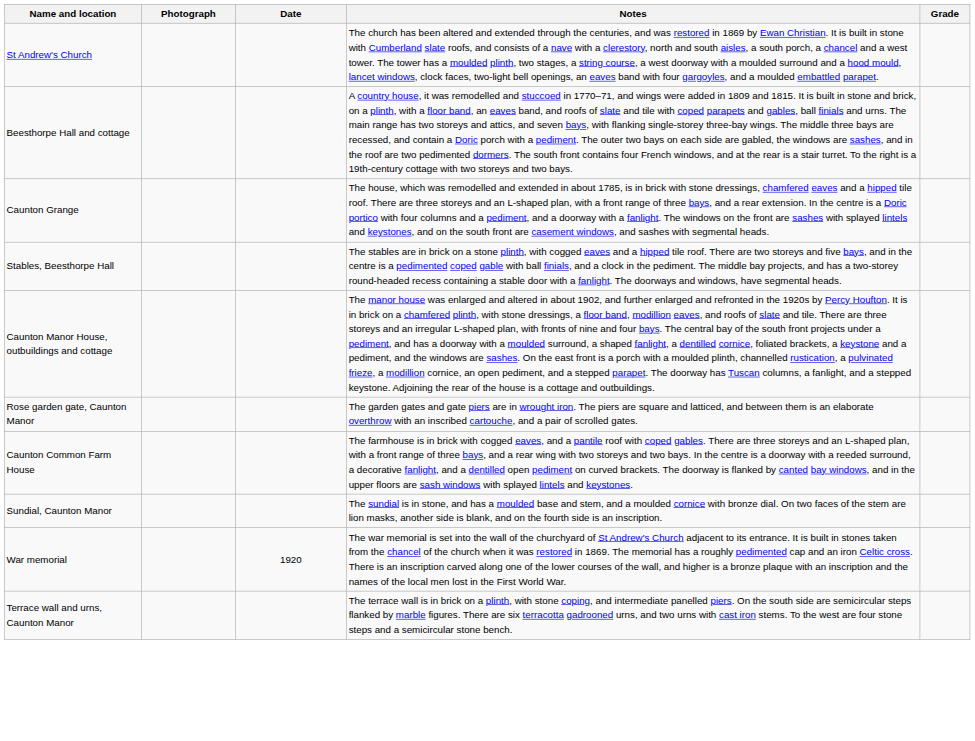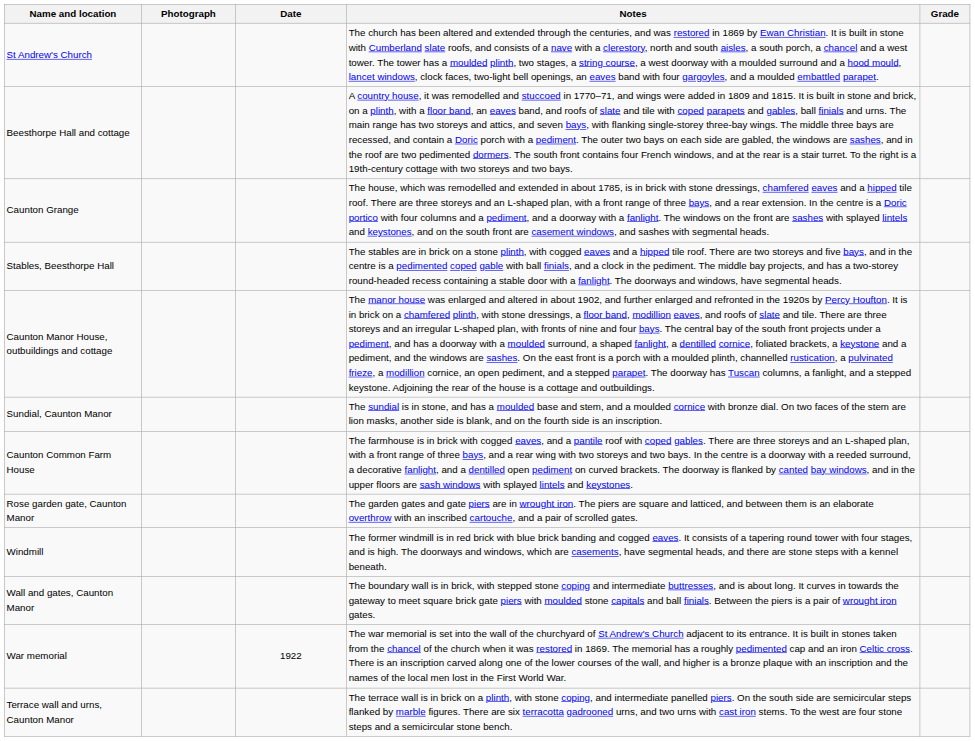rows swapped: (67, 414) <-> (59, 511)
+ row: (25, 552)
+ row: (60, 600)
(291, 559) 1920 -> (291, 656) 1922
